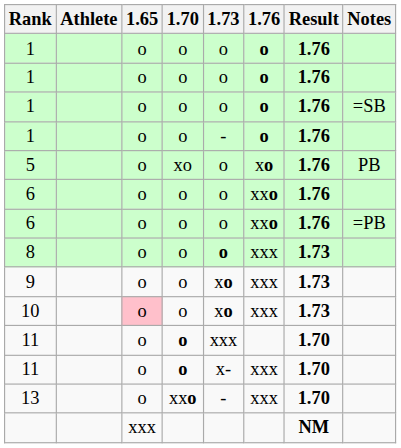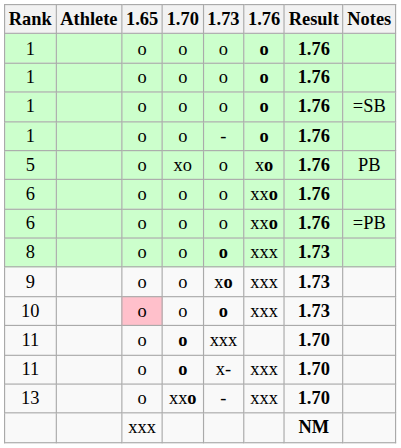(223, 310) xo -> (223, 310) o
